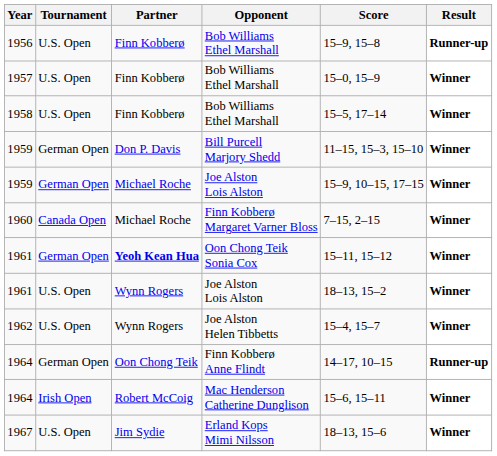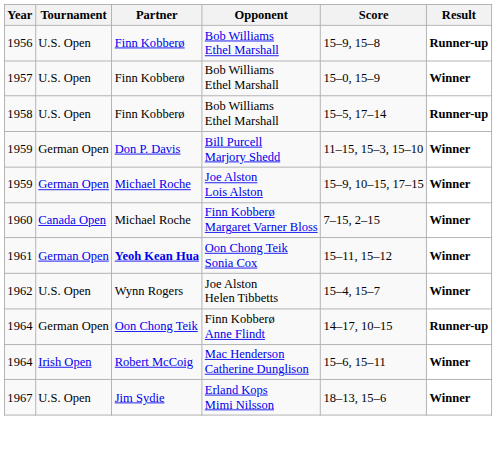(450, 114) Winner -> (459, 114) Runner-up
- row: (20, 291)
